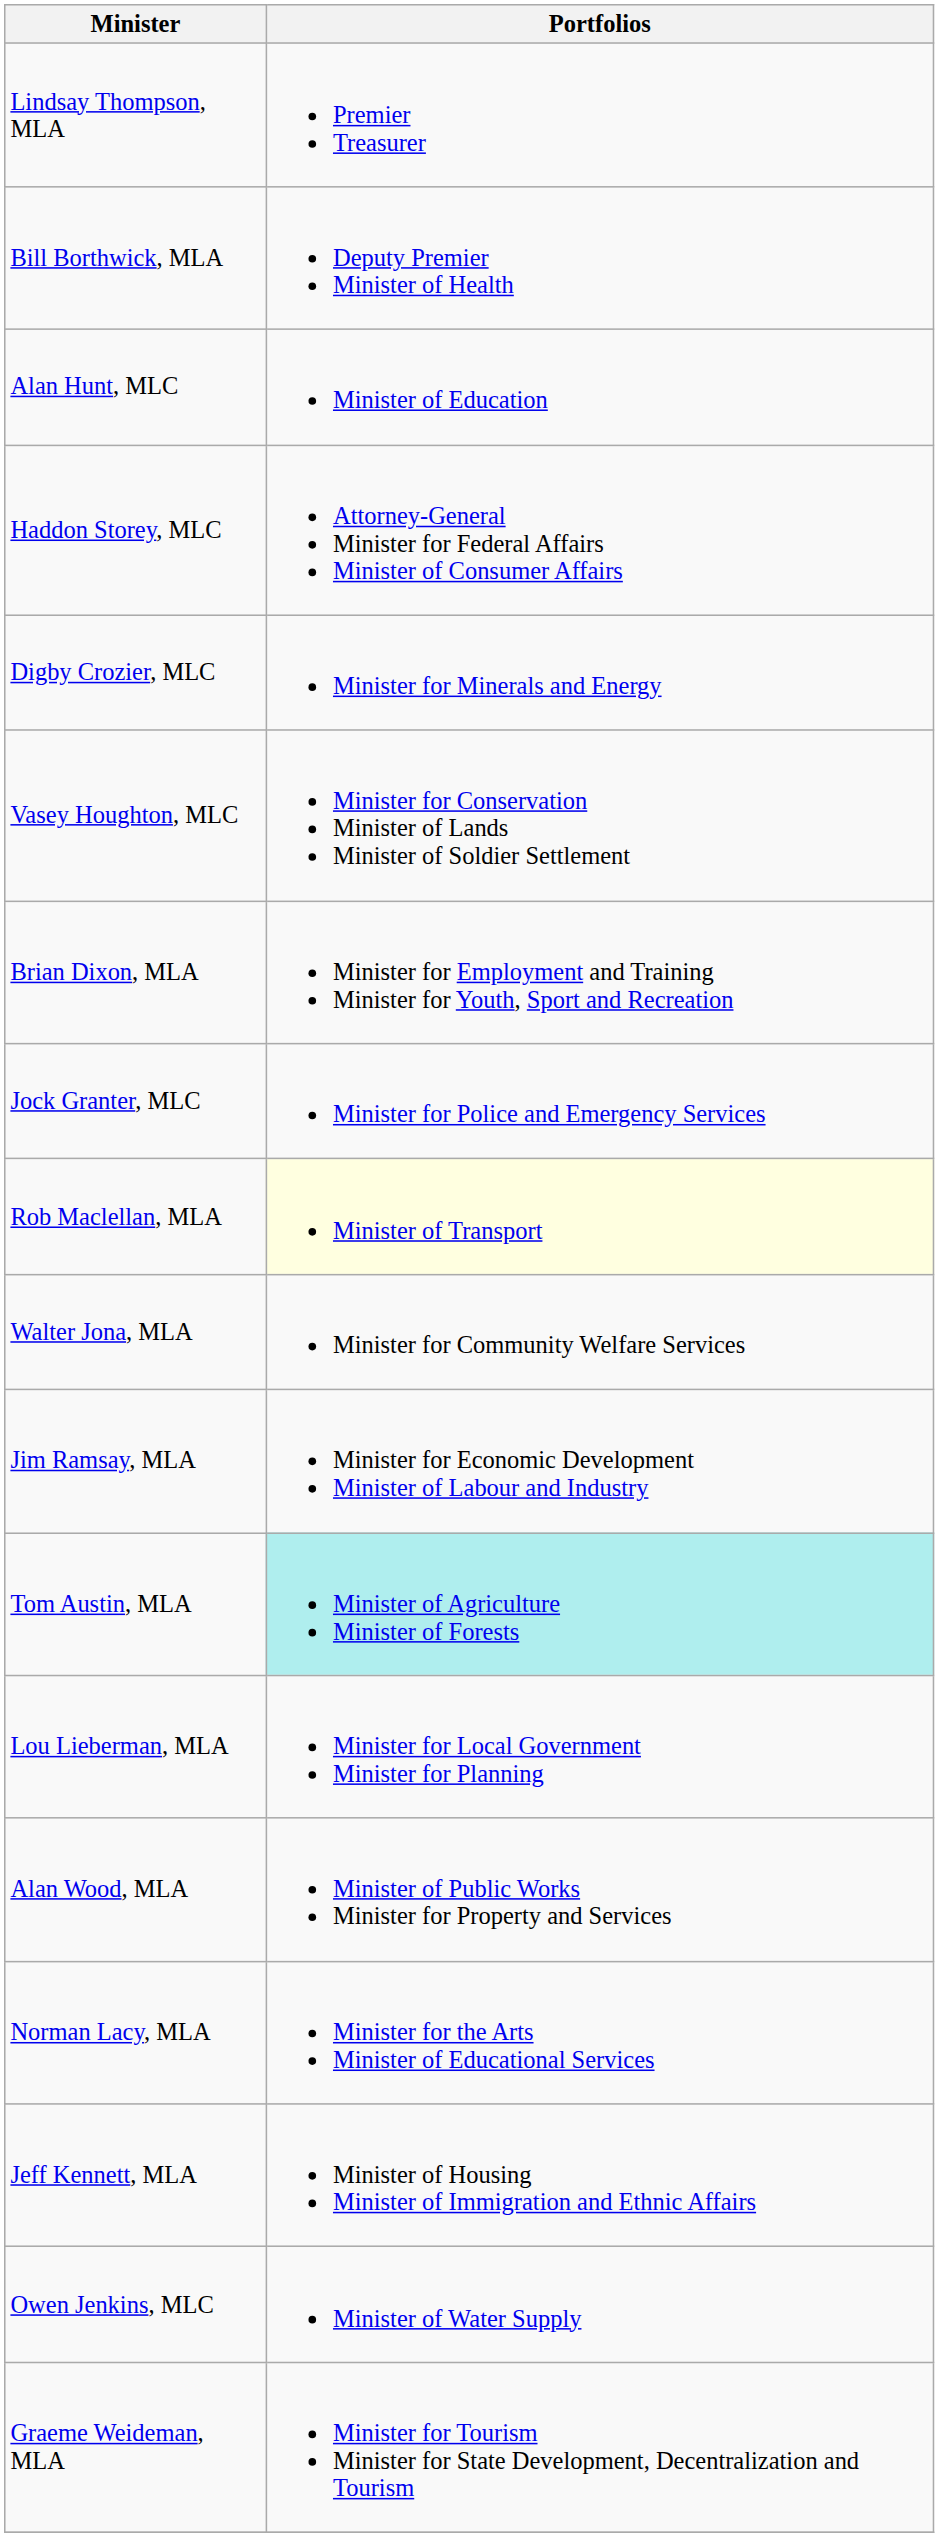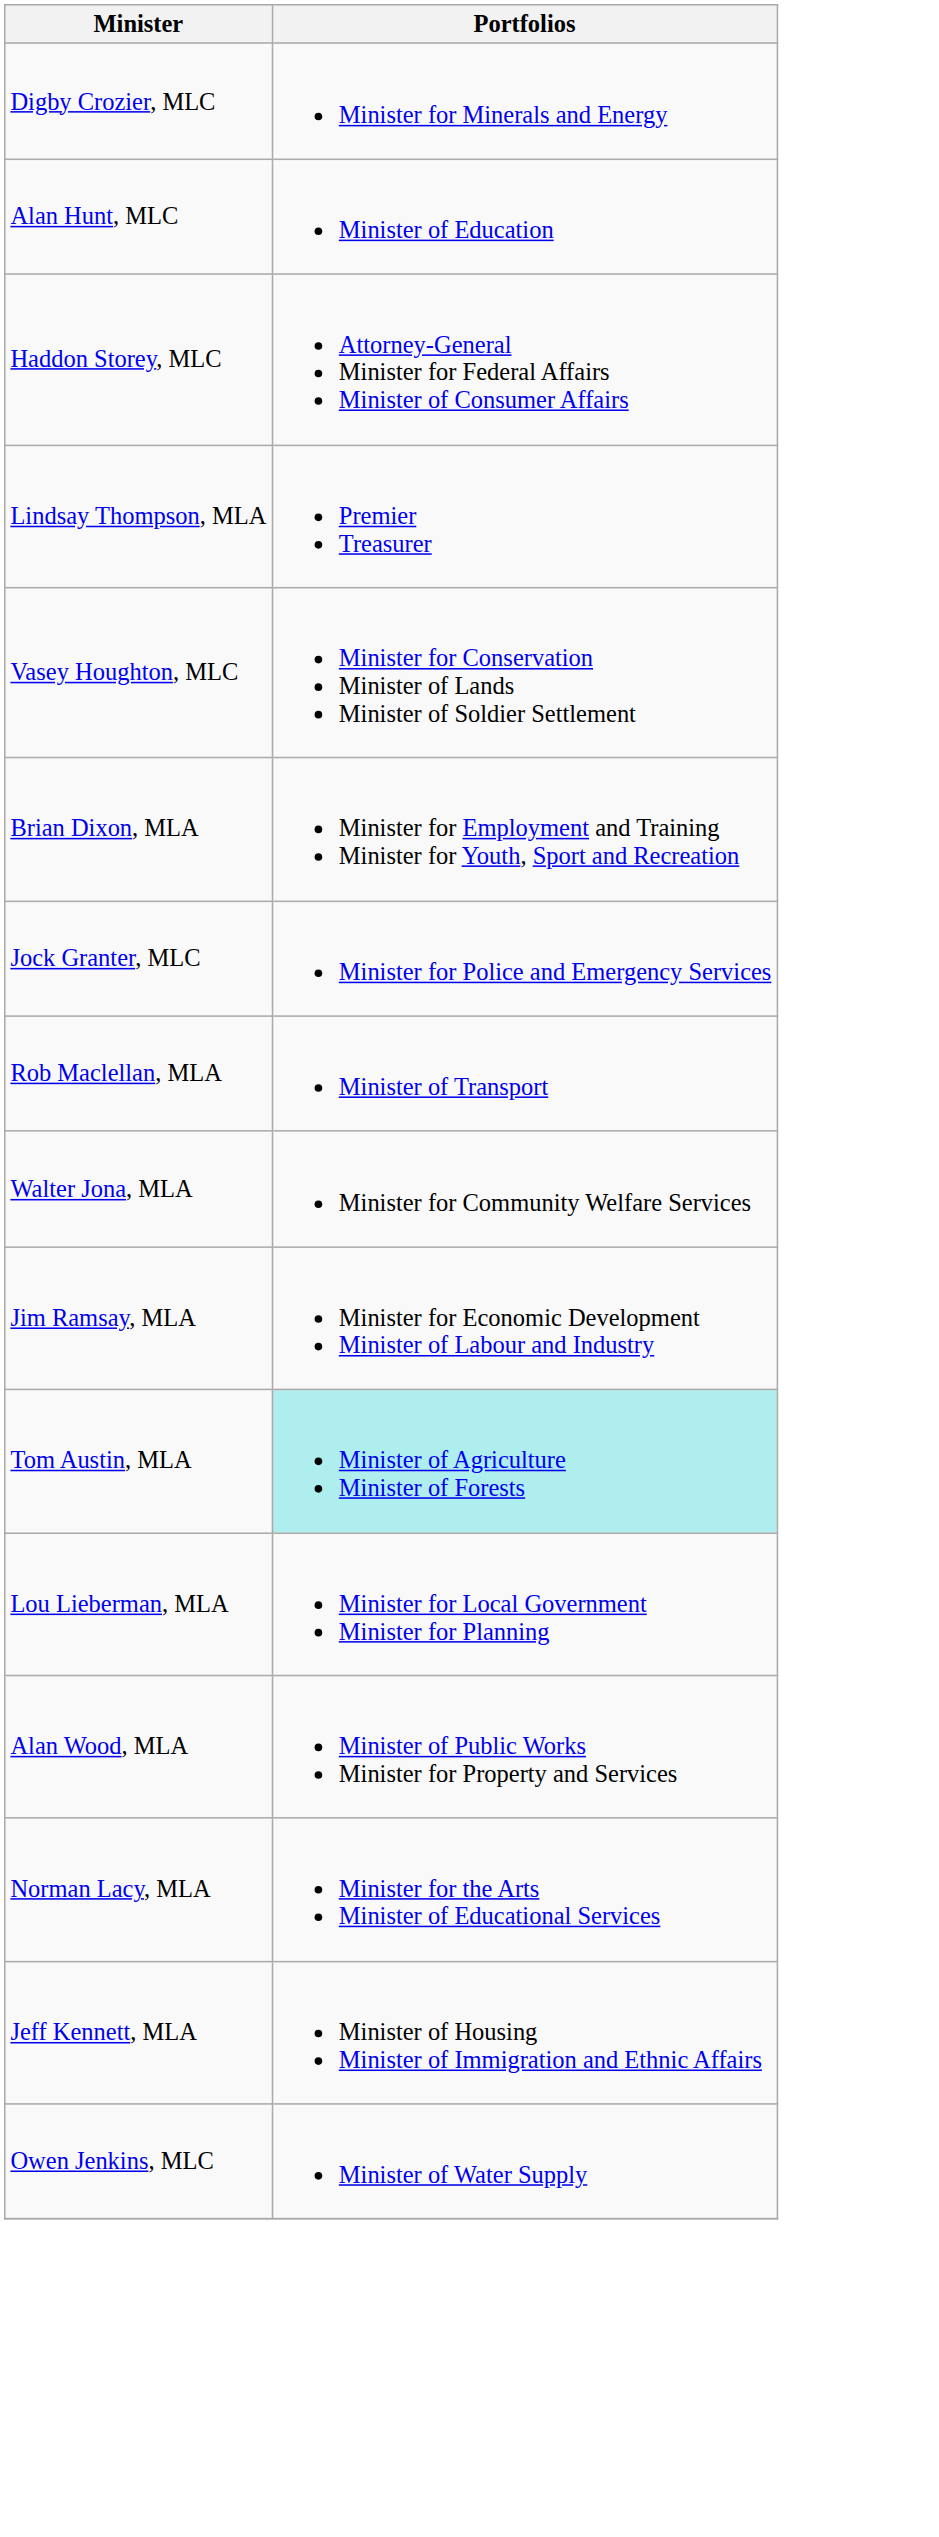rows swapped: (108, 114) <-> (113, 672)
- row: (117, 257)
(600, 1230) lightyellow background -> (524, 1088) no background
- row: (107, 2447)
